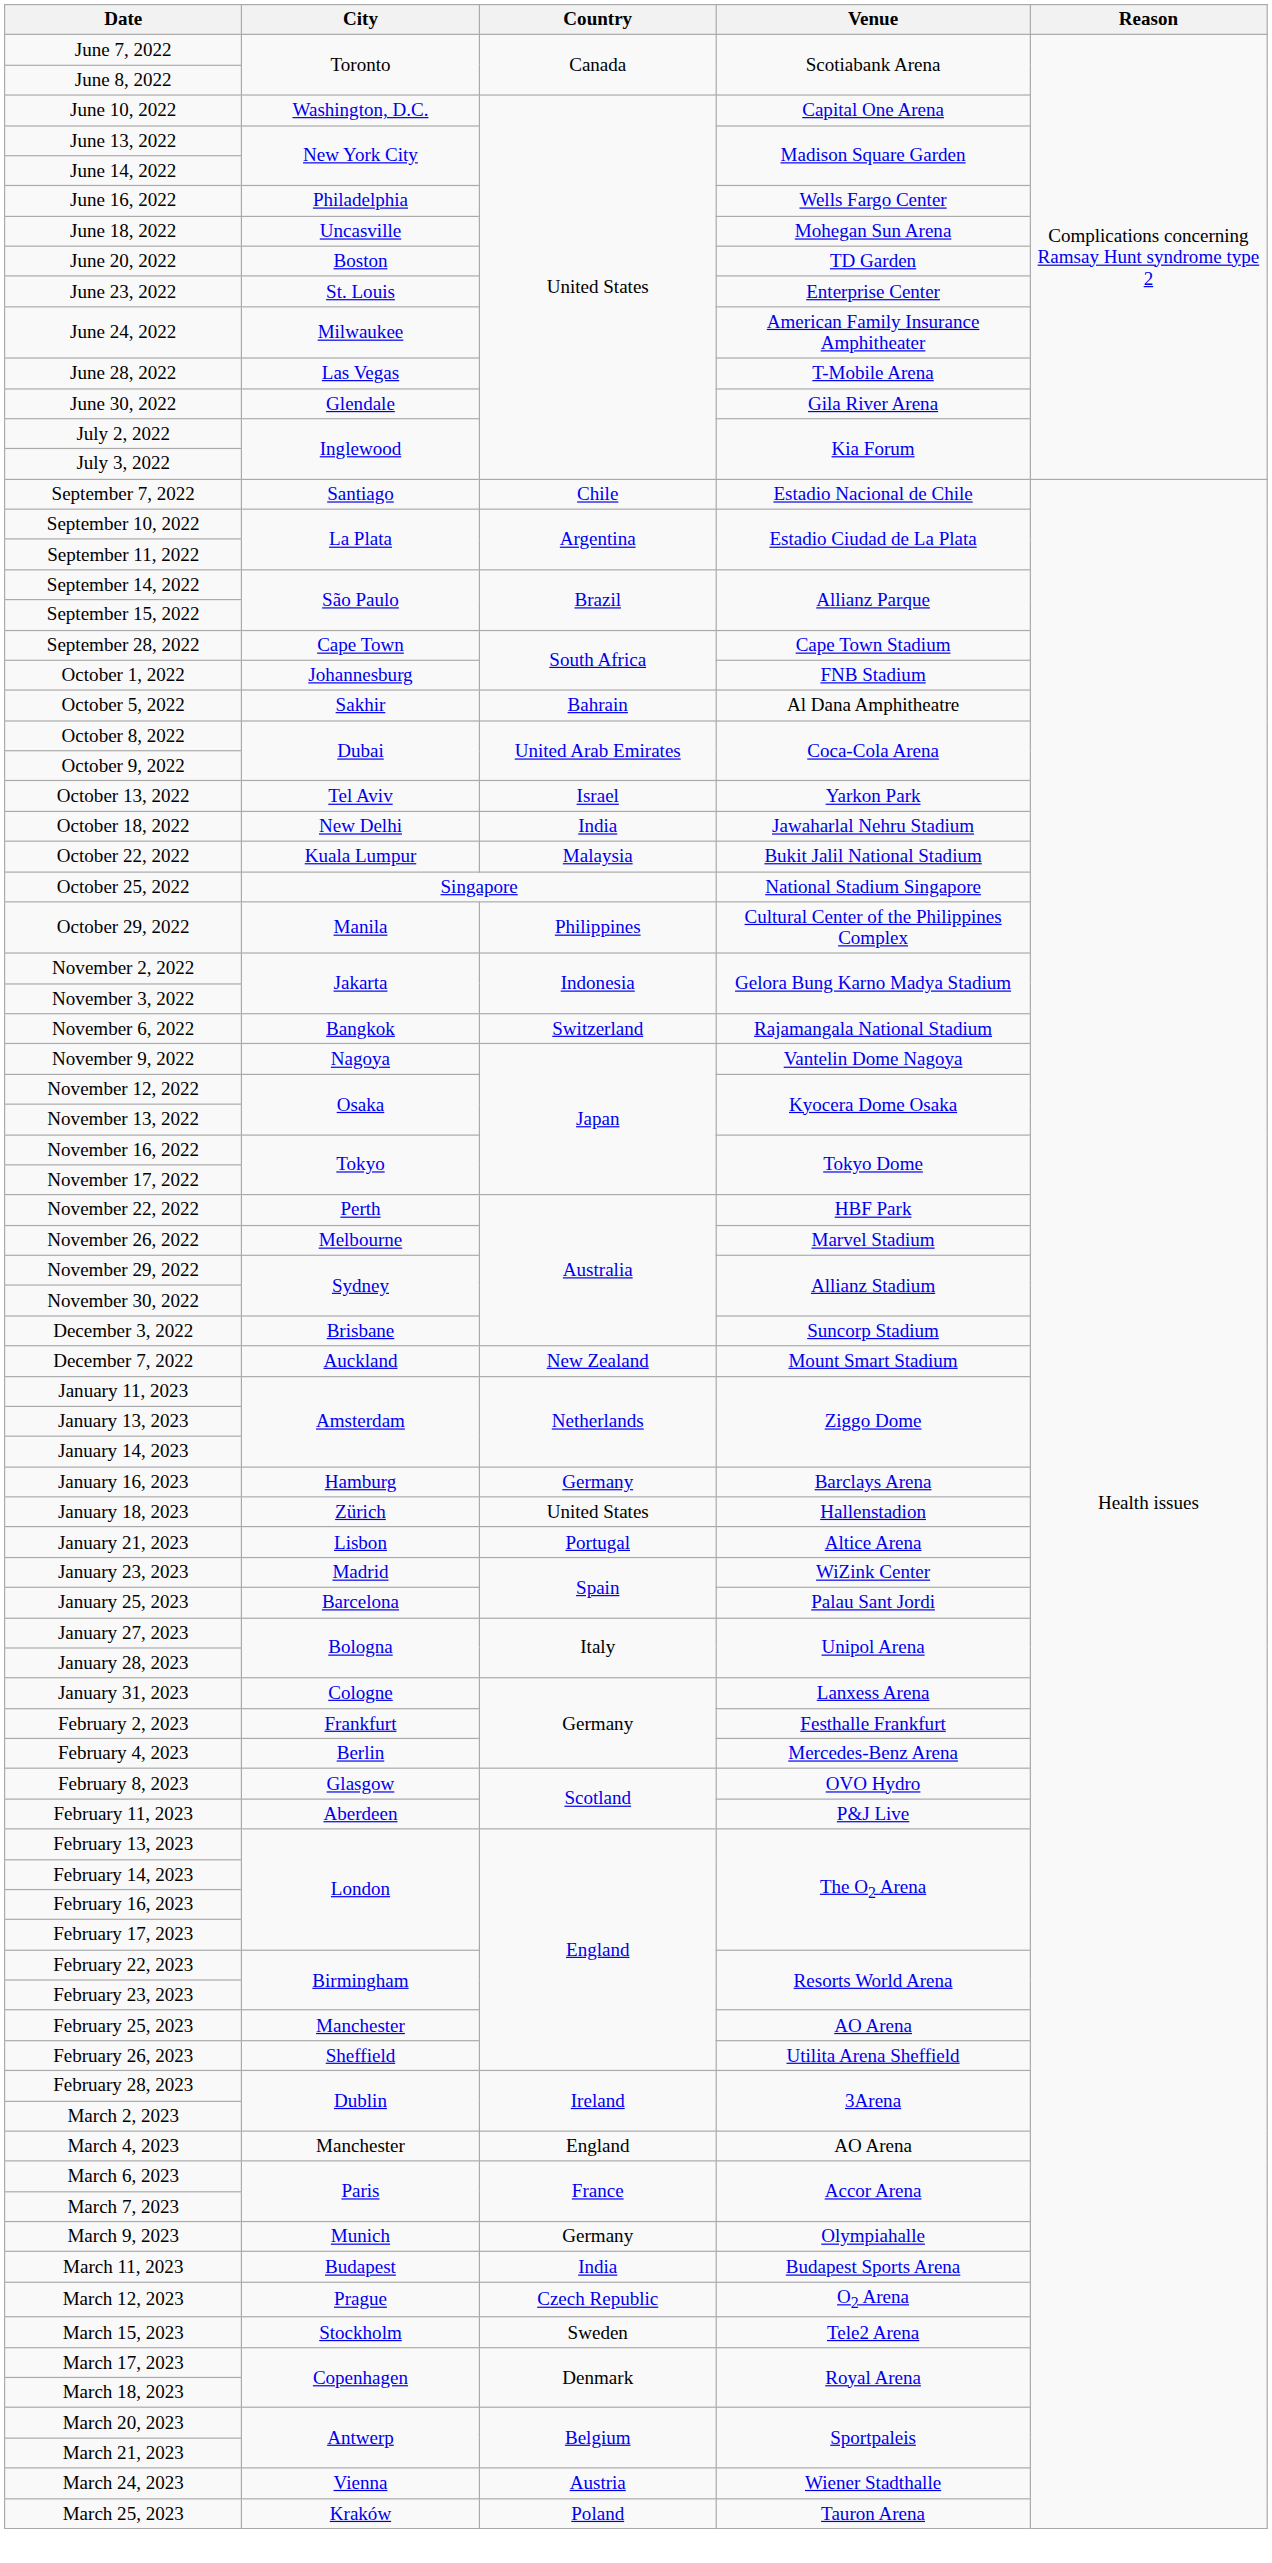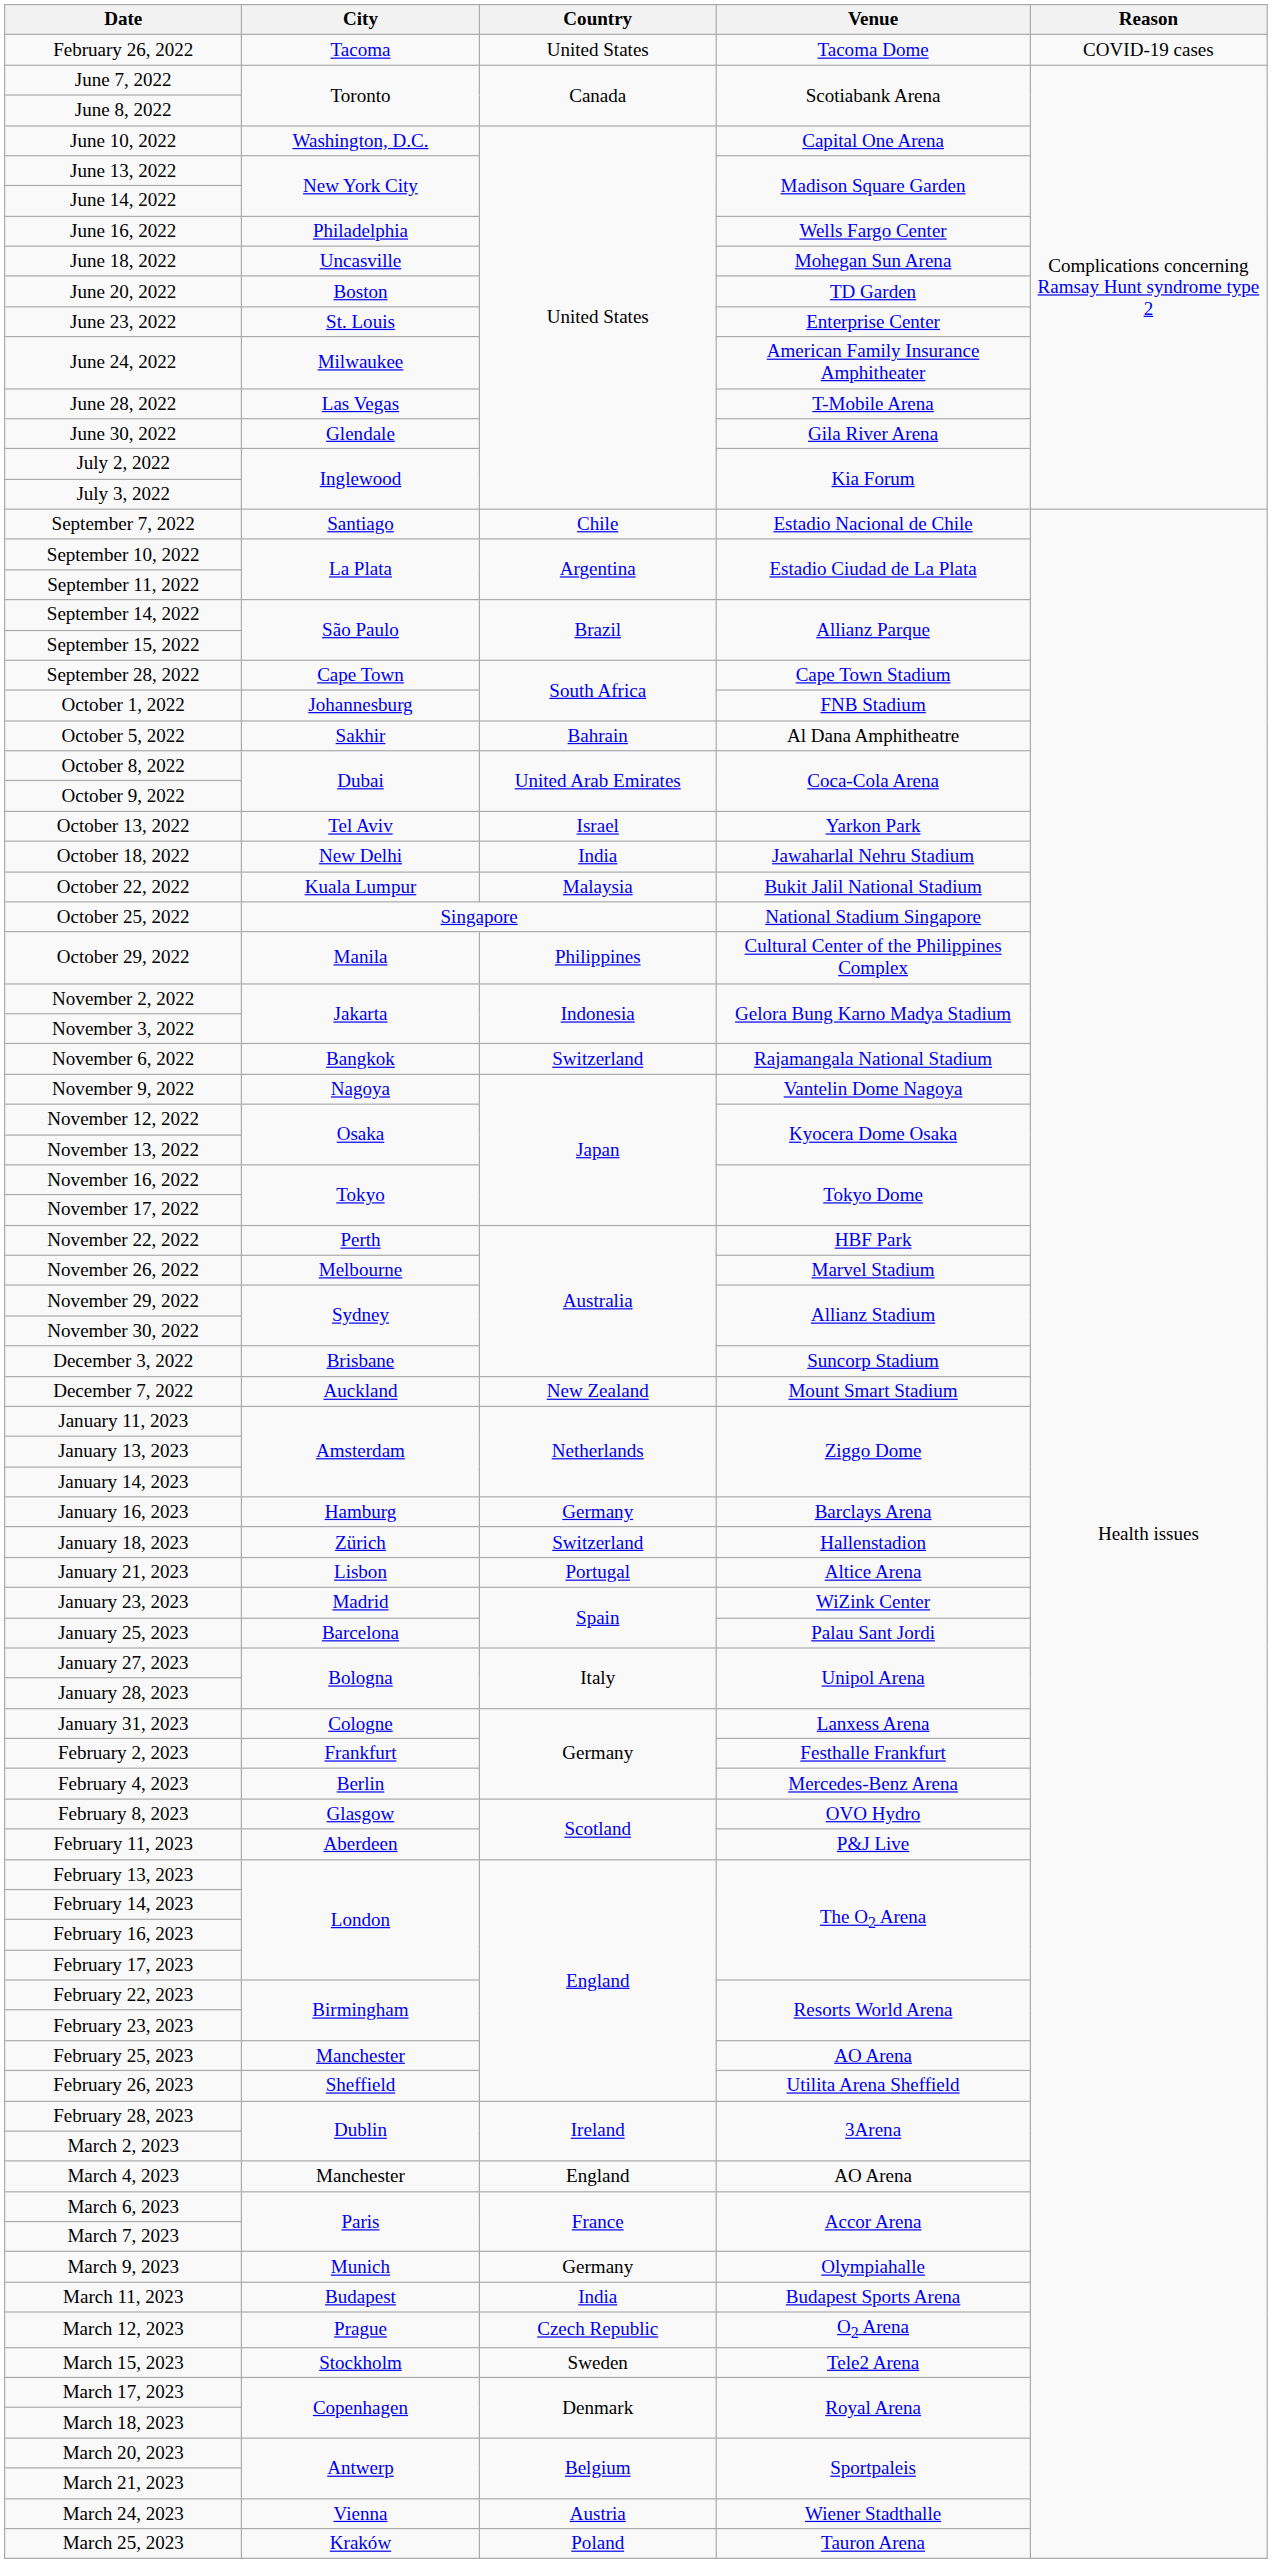+ row: (123, 49)
(598, 1511) United States -> (598, 1542) Switzerland
